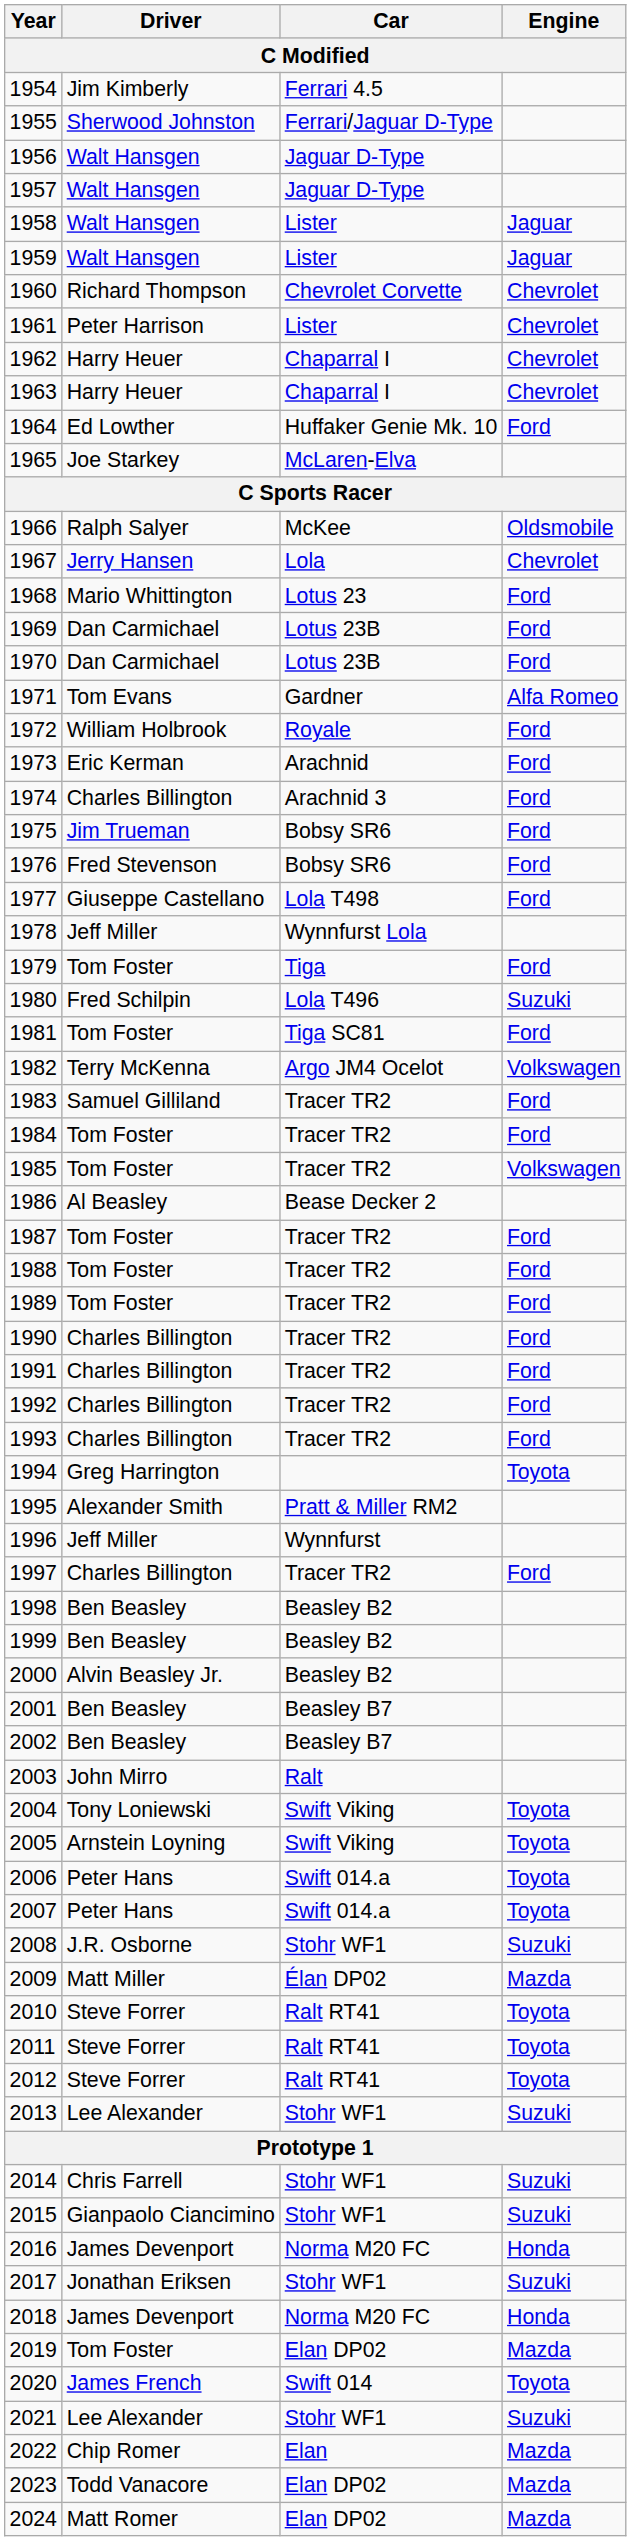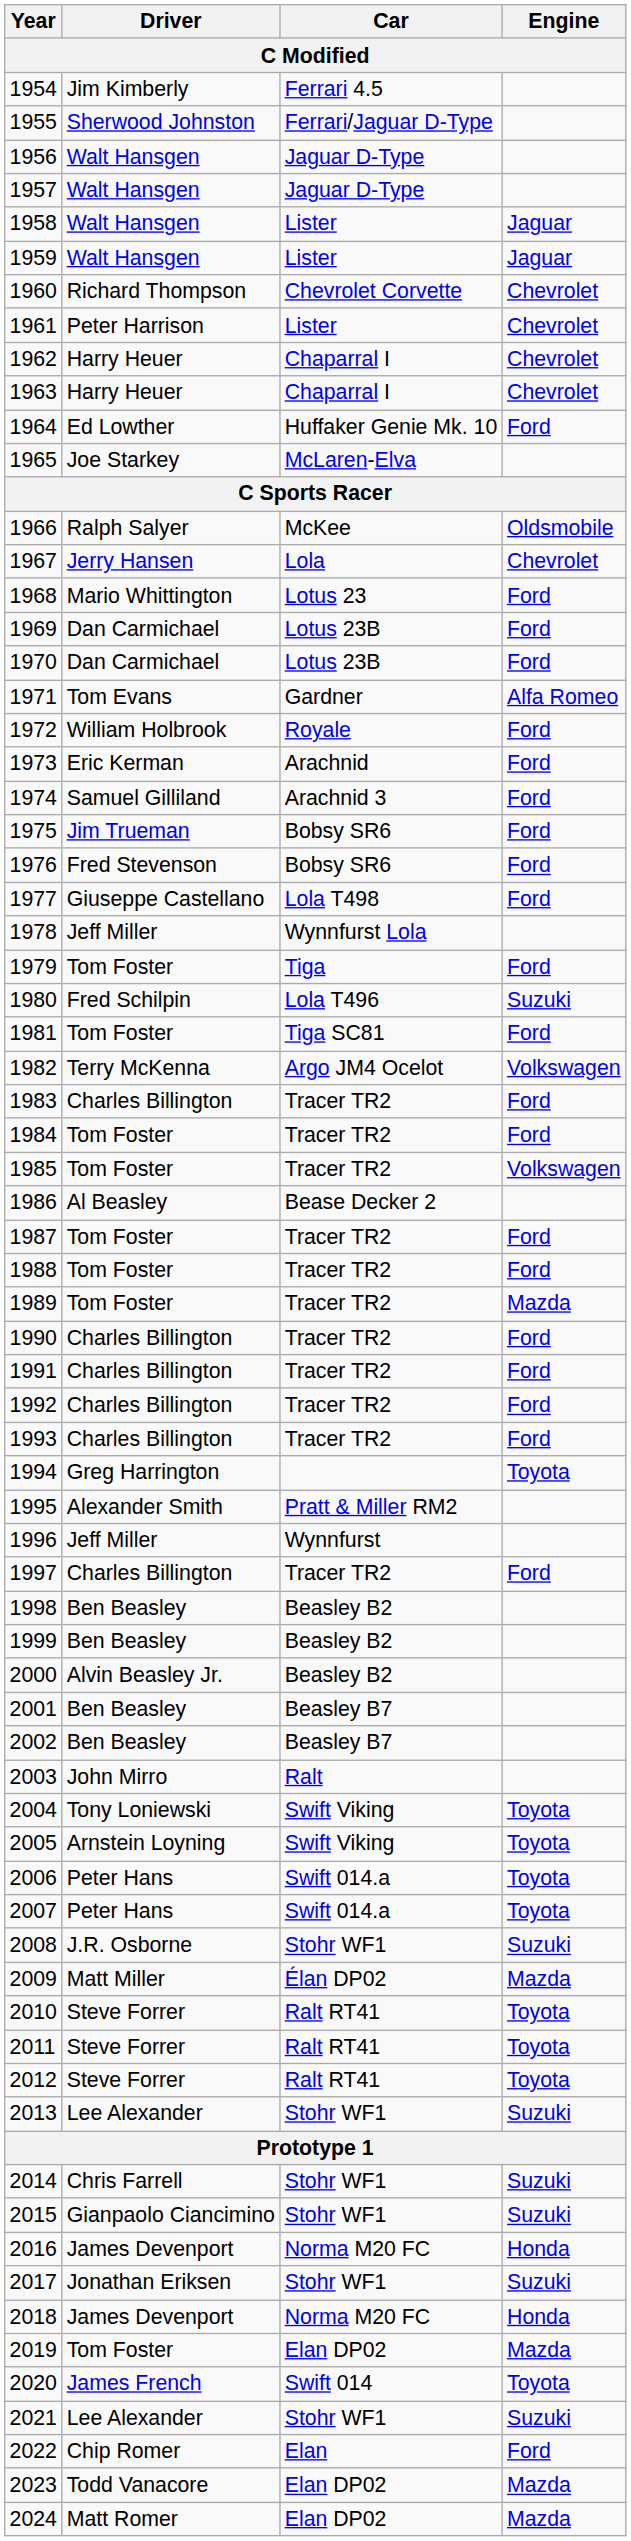(150, 797) Charles Billington -> (144, 797) Samuel Gilliland
(144, 1101) Samuel Gilliland -> (150, 1101) Charles Billington
(529, 1303) Ford -> (539, 1303) Mazda
(539, 2451) Mazda -> (529, 2451) Ford
